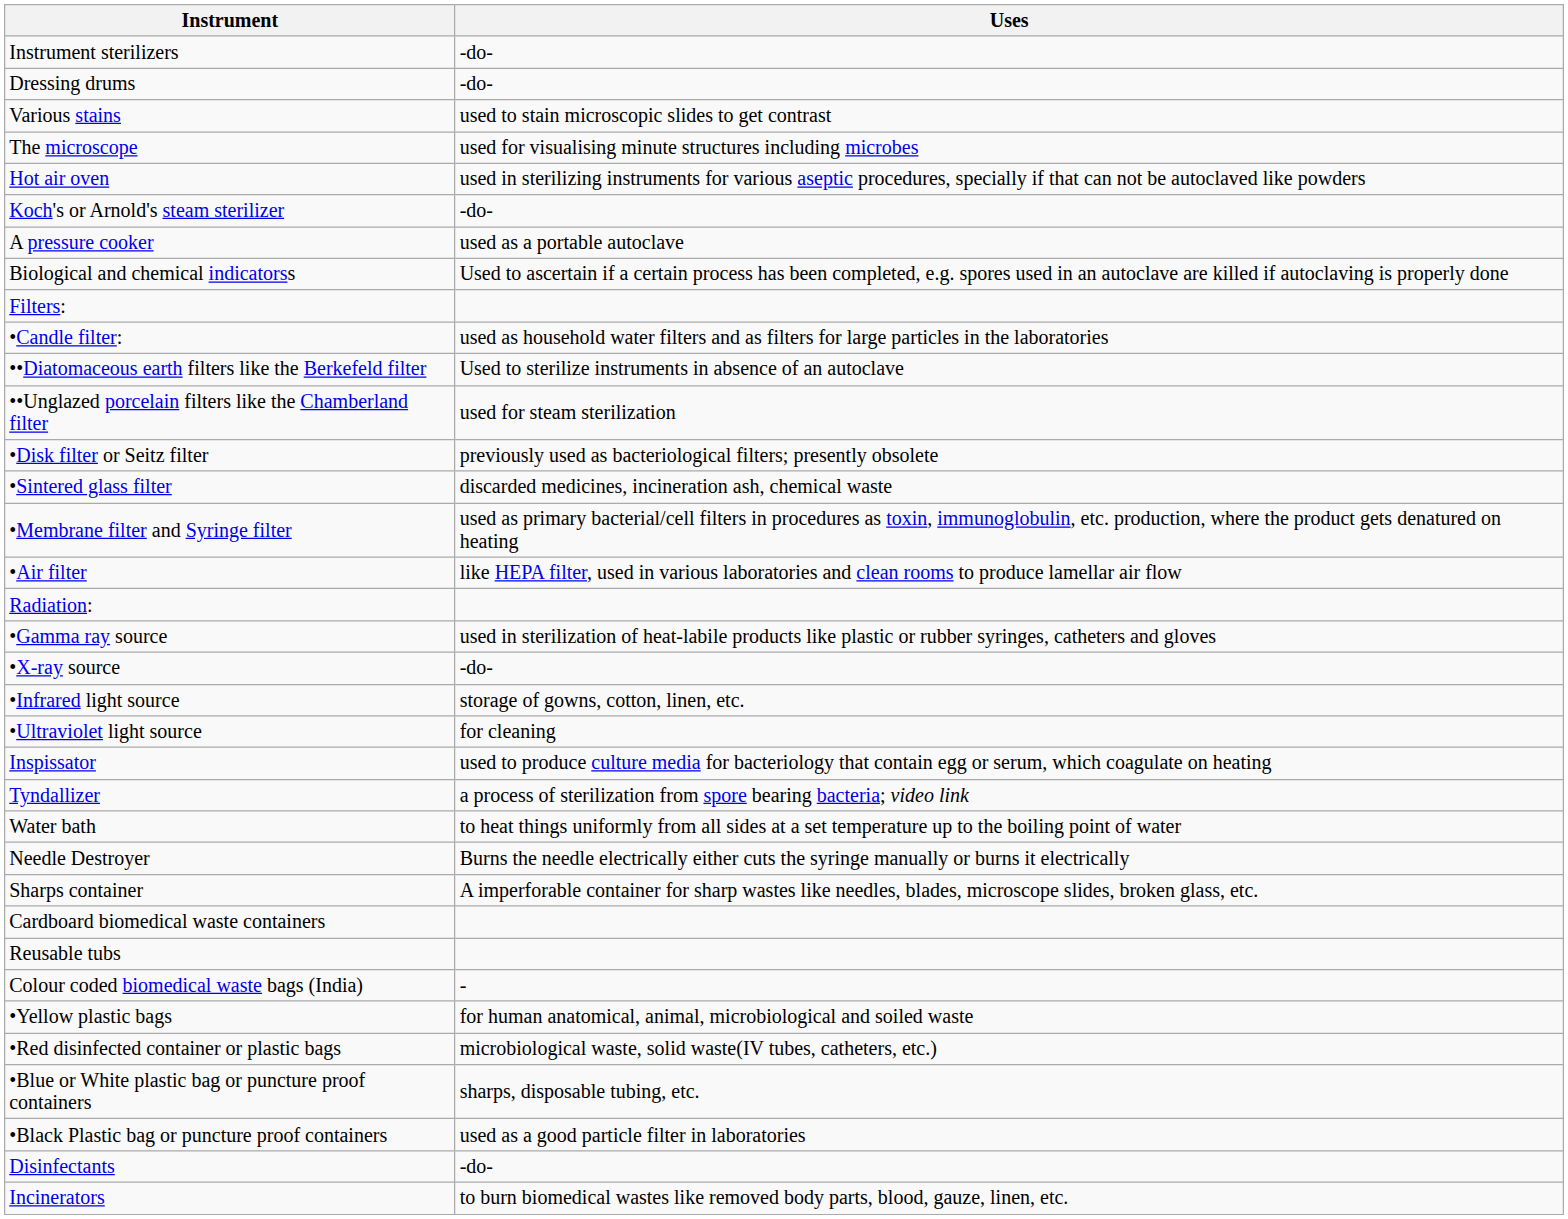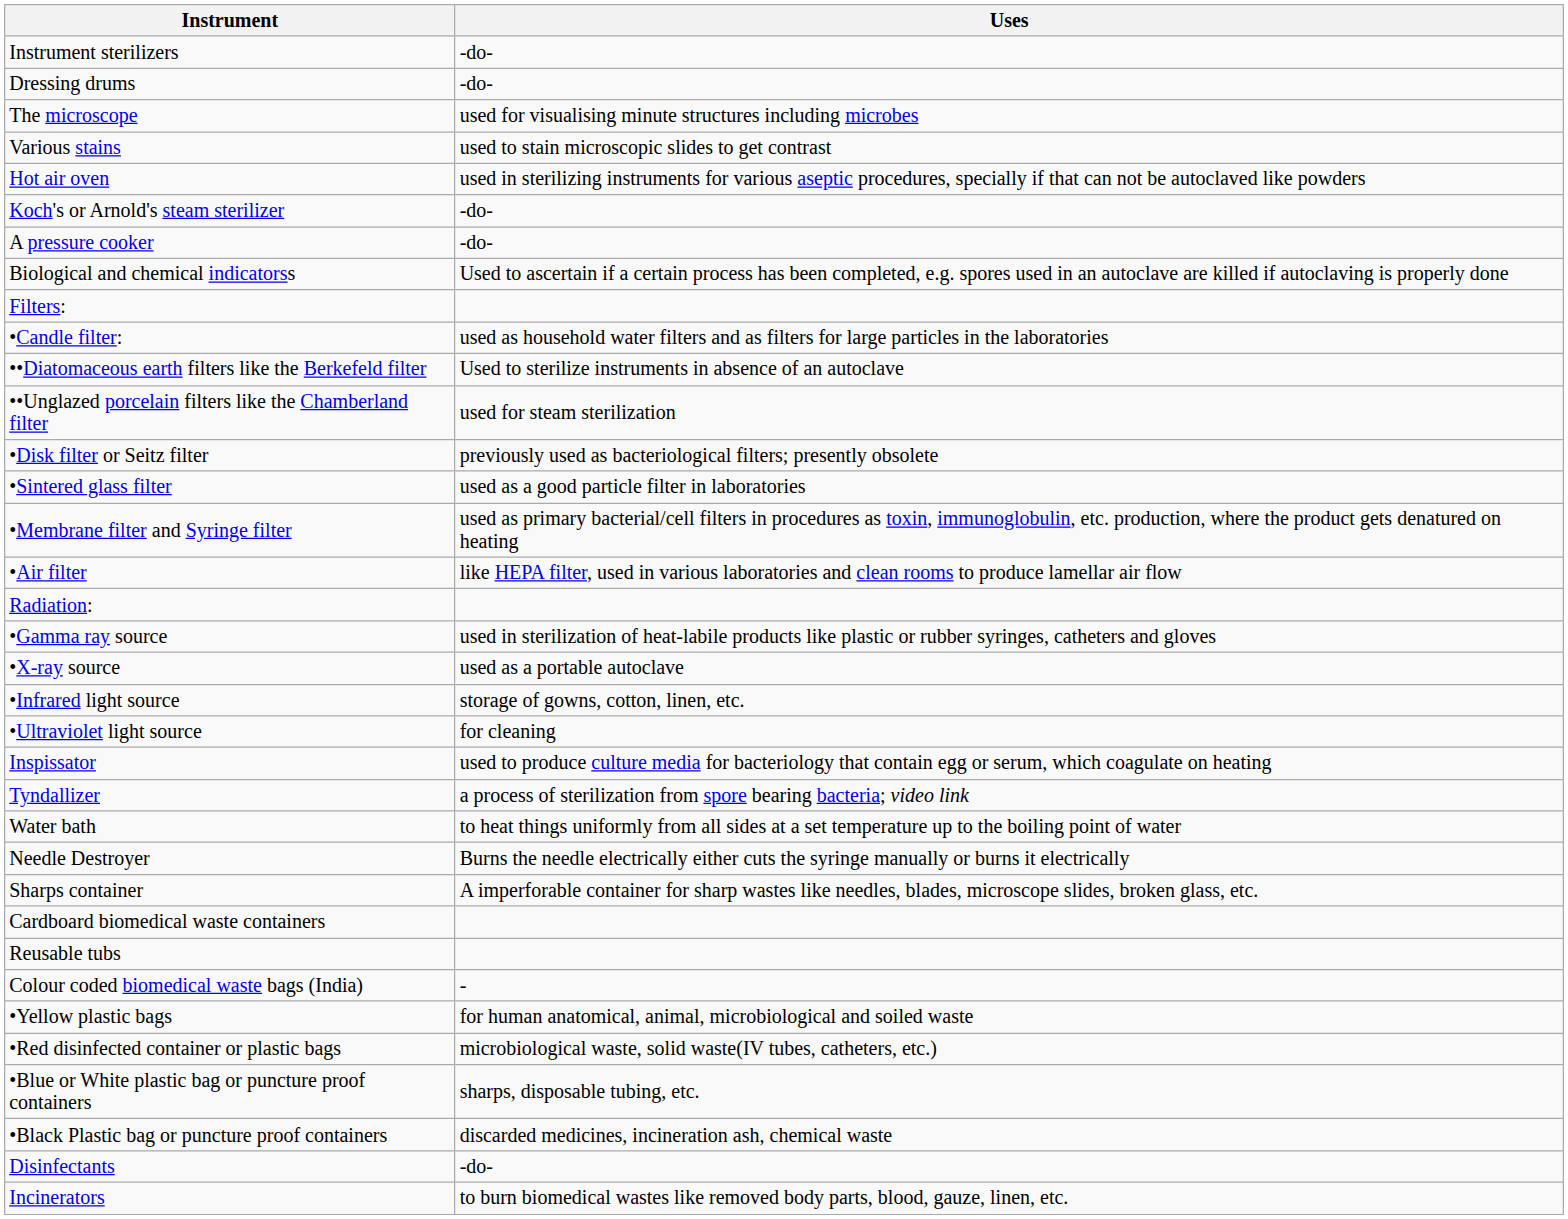rows swapped: (73, 147) <-> (65, 115)
(572, 242) used as a portable autoclave -> (476, 242) -do-
(676, 486) discarded medicines, incineration ash, chemical waste -> (633, 486) used as a good particle filter in laboratories
(476, 668) -do- -> (572, 668) used as a portable autoclave
(633, 1134) used as a good particle filter in laboratories -> (676, 1134) discarded medicines, incineration ash, chemical waste
